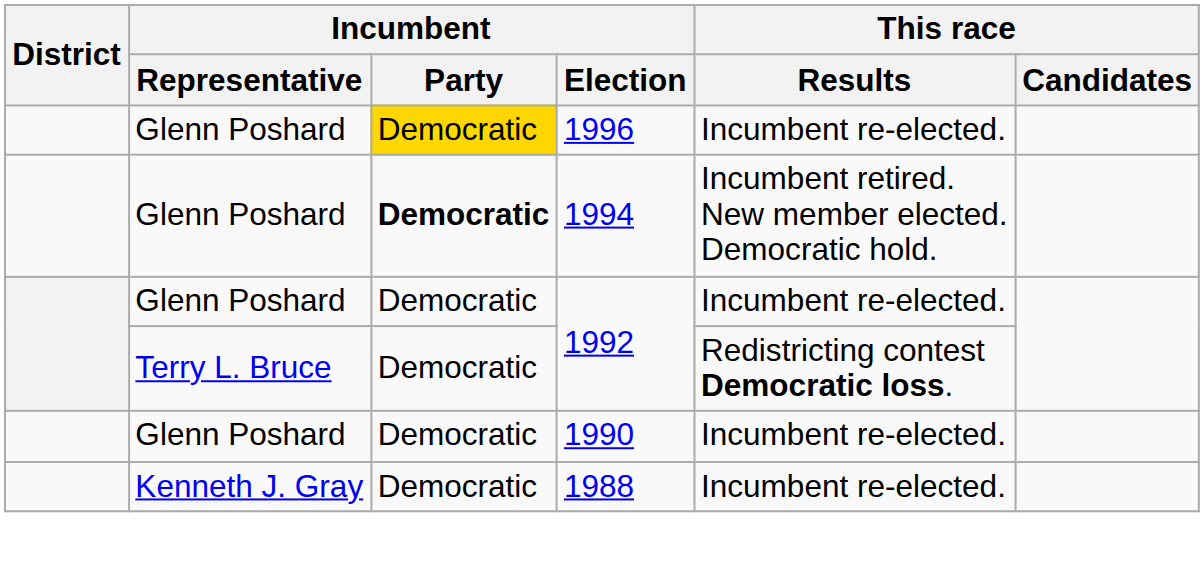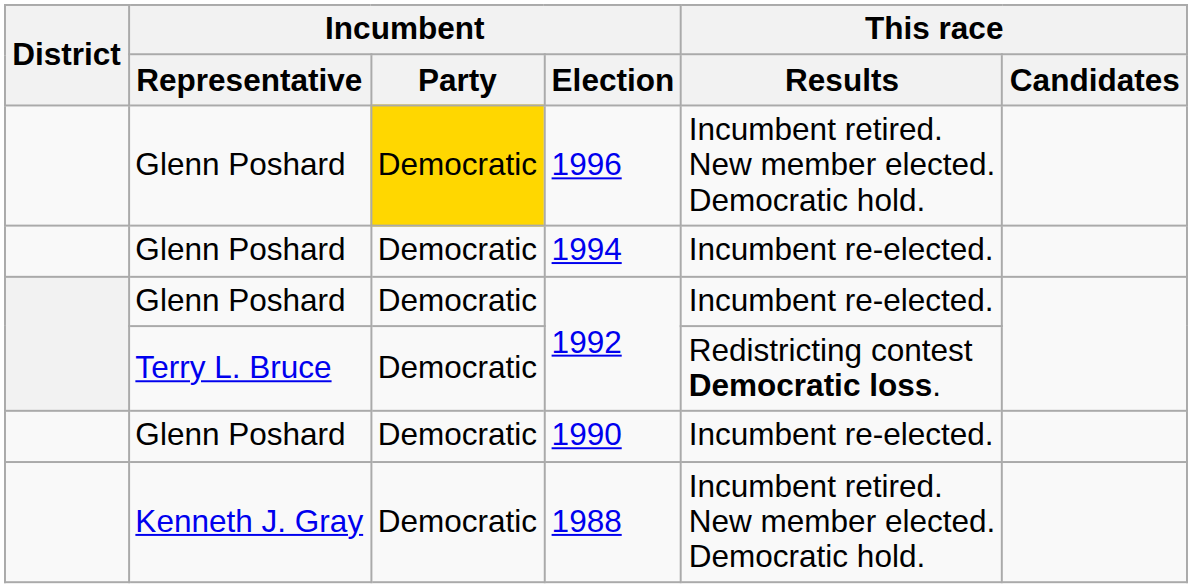(853, 129) Incumbent re-elected. -> (842, 164) Incumbent retired. New member elected. Democratic hold.
(464, 214) bold -> (457, 250) normal
(854, 214) Incumbent retired. New member elected. Democratic hold. -> (841, 250) Incumbent re-elected.
(853, 485) Incumbent re-elected. -> (842, 521) Incumbent retired. New member elected. Democratic hold.
